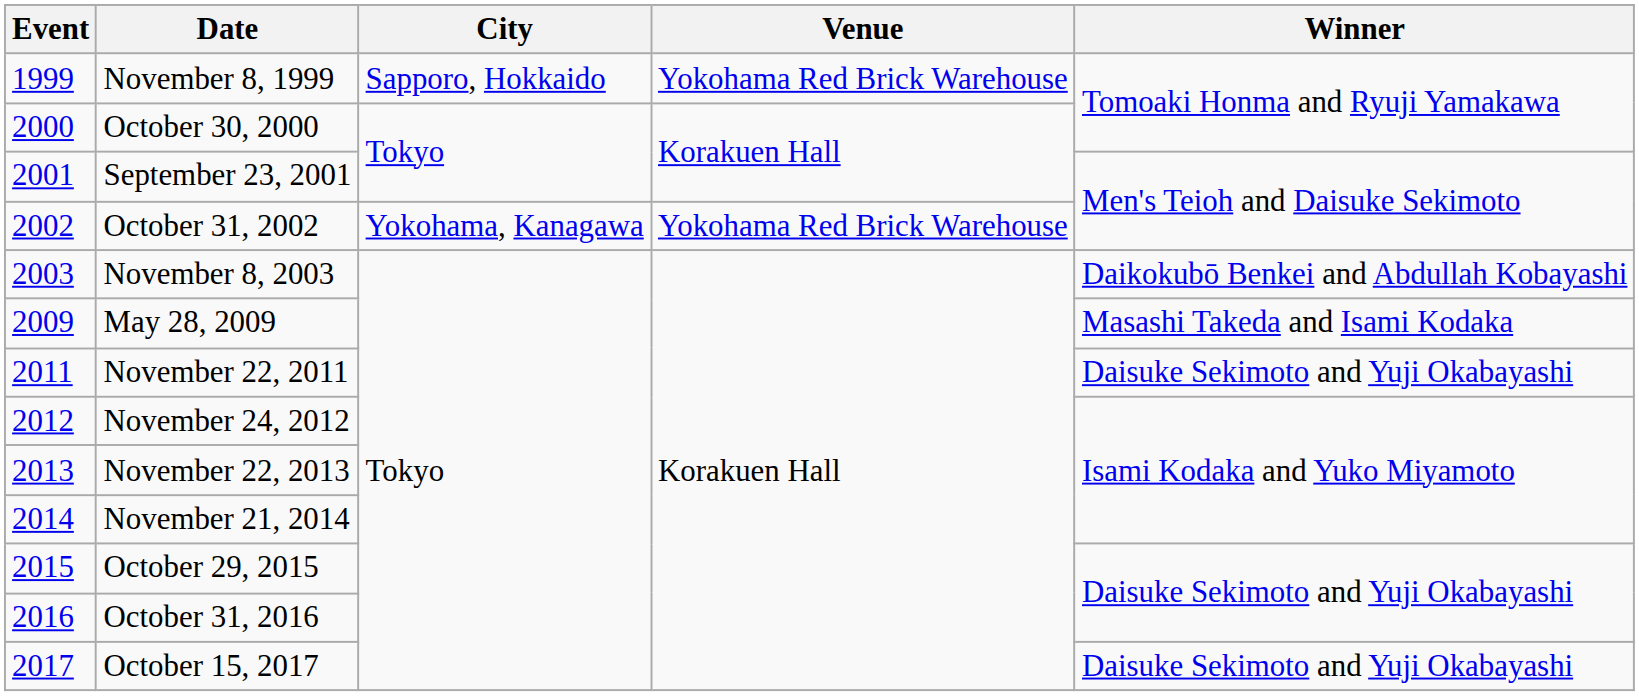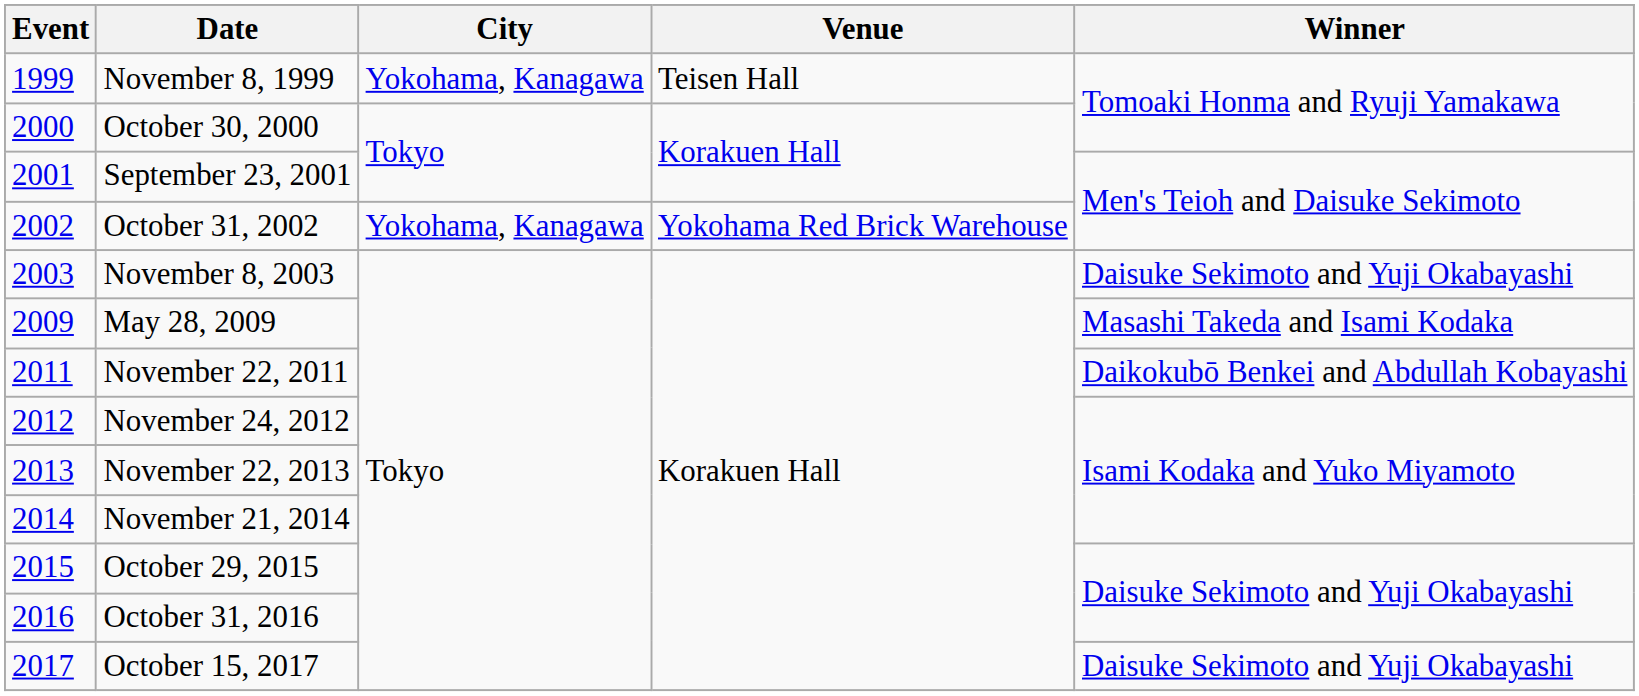(486, 77) Sapporo, Hokkaido -> (505, 77) Yokohama, Kanagawa
(863, 77) Yokohama Red Brick Warehouse -> (729, 77) Teisen Hall
(1355, 273) Daikokubō Benkei and Abdullah Kobayashi -> (1328, 273) Daisuke Sekimoto and Yuji Okabayashi
(1328, 371) Daisuke Sekimoto and Yuji Okabayashi -> (1355, 371) Daikokubō Benkei and Abdullah Kobayashi
